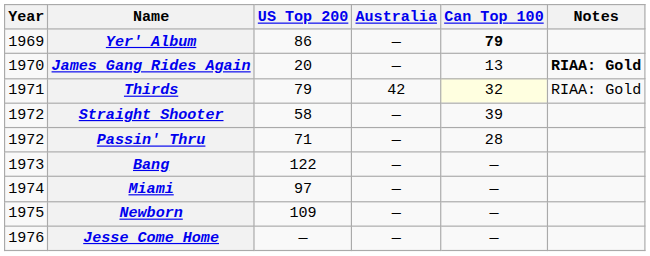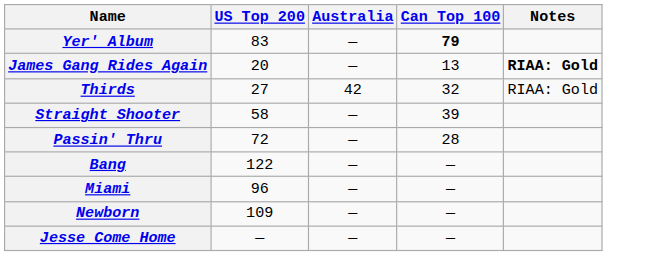- column: (26, 17)
(303, 41) 86 -> (260, 41) 83
(303, 91) 79 -> (260, 91) 27
(494, 91) lightyellow background -> (451, 91) no background
(303, 140) 71 -> (260, 140) 72
(303, 189) 97 -> (260, 189) 96
